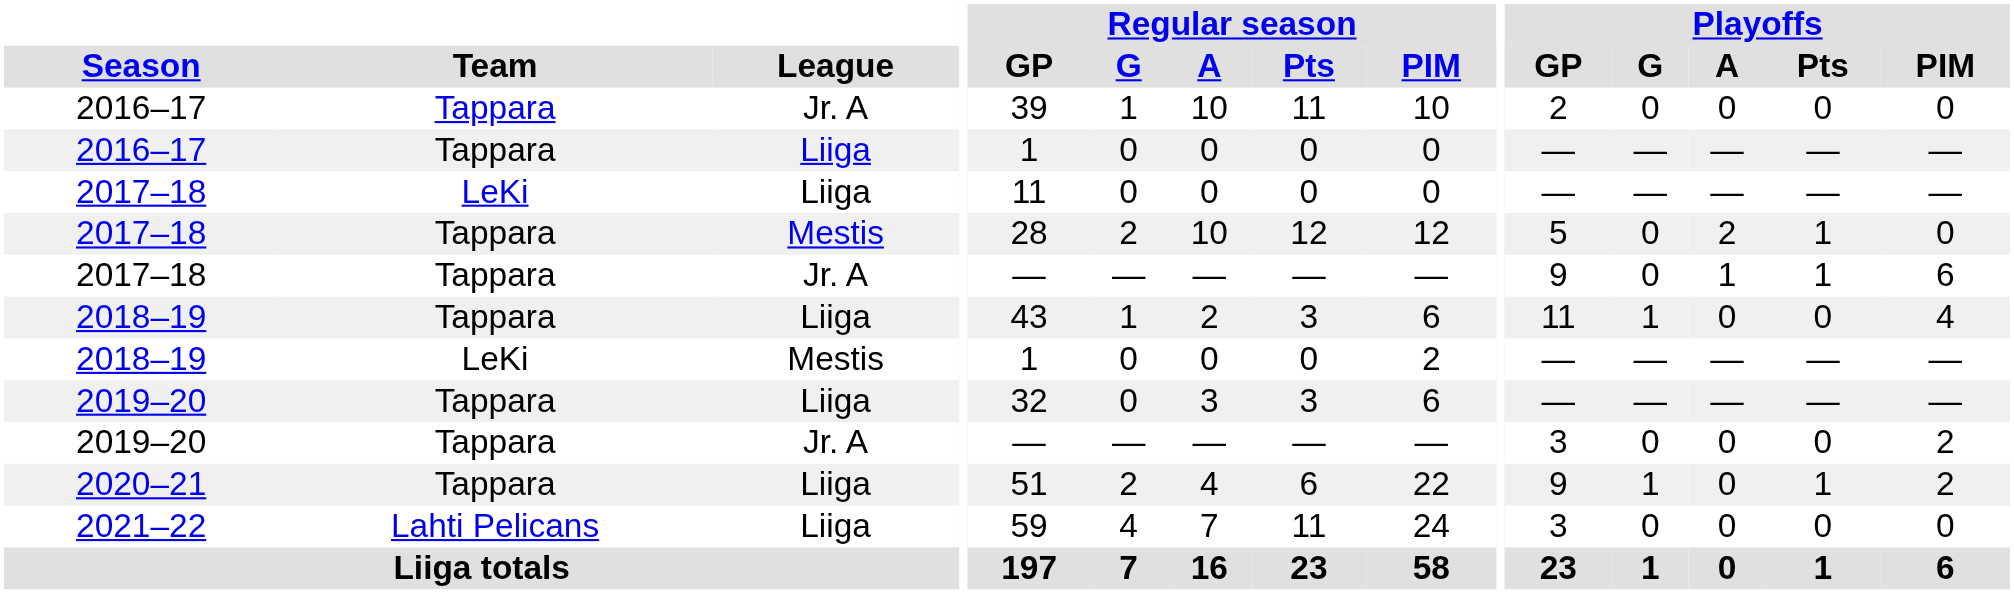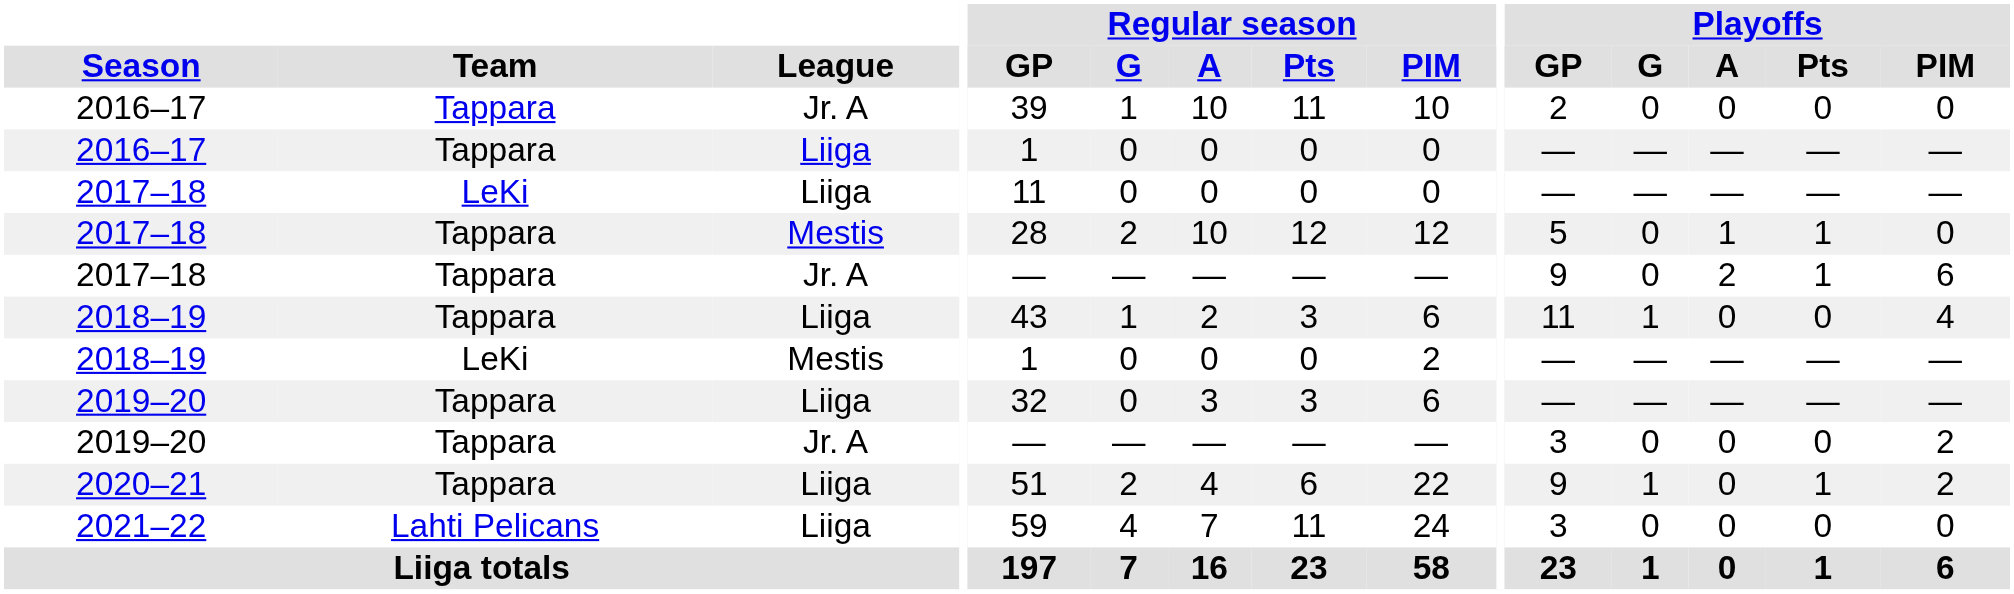(1727, 233) 2 -> (1727, 233) 1
(1727, 275) 1 -> (1727, 275) 2
